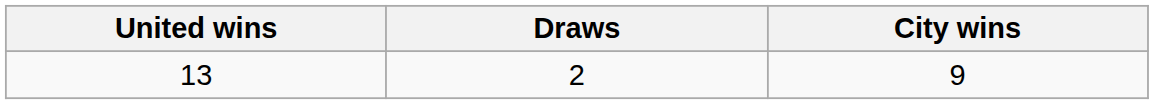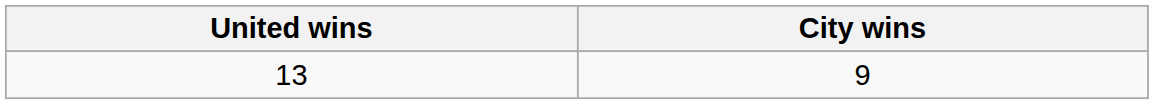- column: (577, 28)
